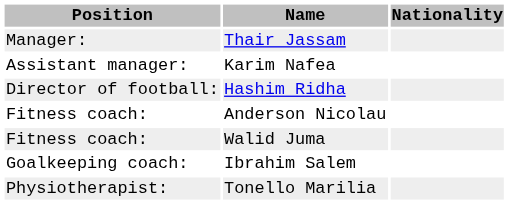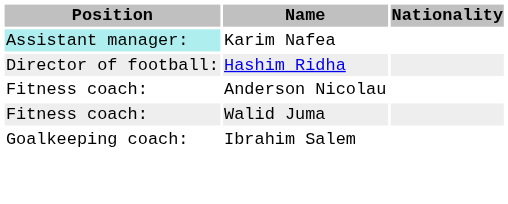- row: (285, 40)
(97, 65) no background -> (97, 40) paleturquoise background
- row: (300, 189)
